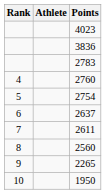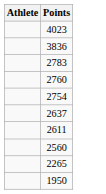- column: (19, 13)
